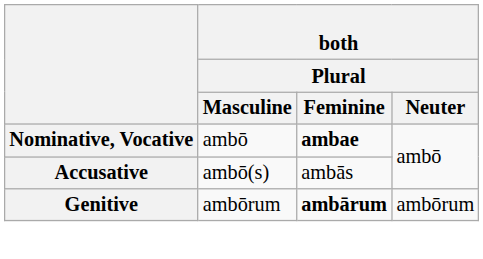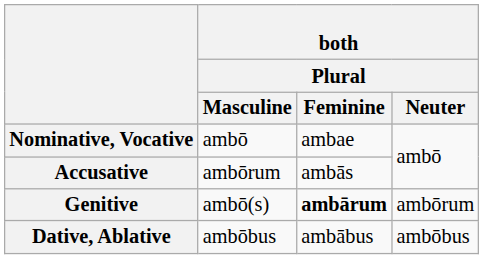(330, 140) bold -> (328, 140) normal
(236, 172) ambō(s) -> (242, 172) ambōrum
(242, 204) ambōrum -> (236, 204) ambō(s)
+ row: (101, 236)
